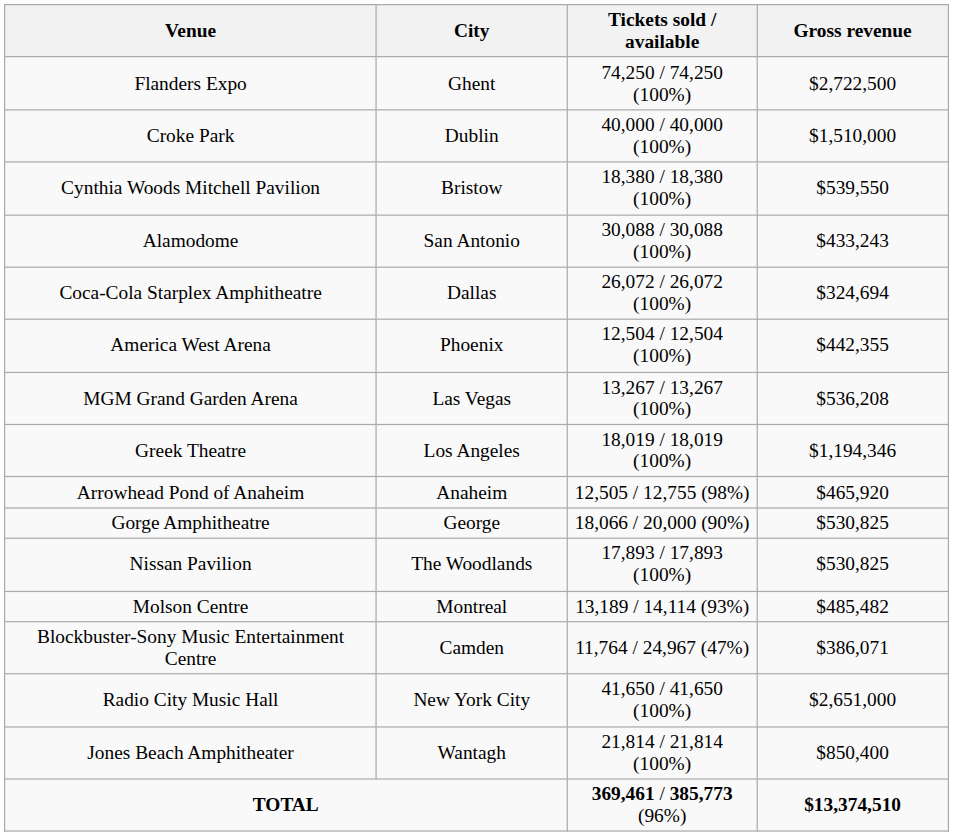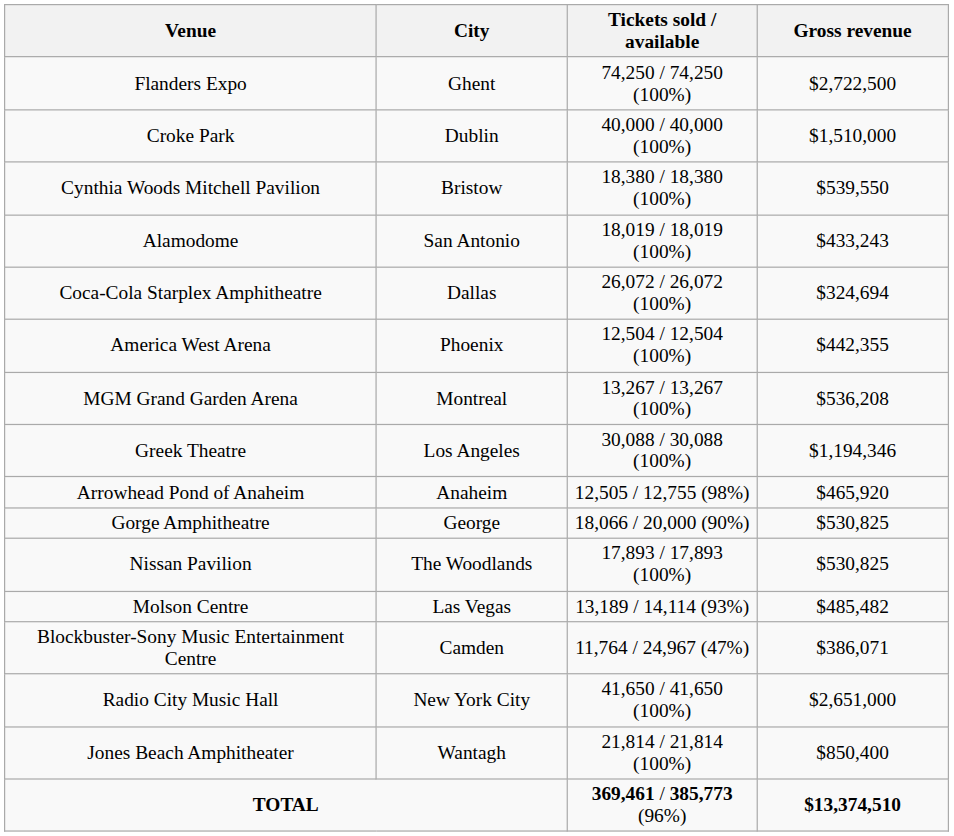(662, 240) 30,088 / 30,088 (100%) -> (662, 240) 18,019 / 18,019 (100%)
(472, 398) Las Vegas -> (472, 398) Montreal
(662, 450) 18,019 / 18,019 (100%) -> (662, 450) 30,088 / 30,088 (100%)
(472, 606) Montreal -> (472, 606) Las Vegas
